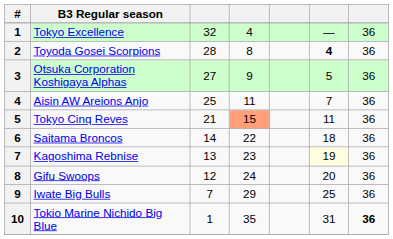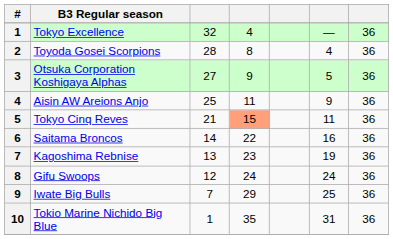(329, 51) bold -> (329, 51) normal
(329, 101) 7 -> (329, 101) 9
(329, 138) 18 -> (329, 138) 16
(329, 157) lightyellow background -> (329, 157) no background
(329, 175) 20 -> (329, 175) 24
(369, 219) bold -> (369, 219) normal
